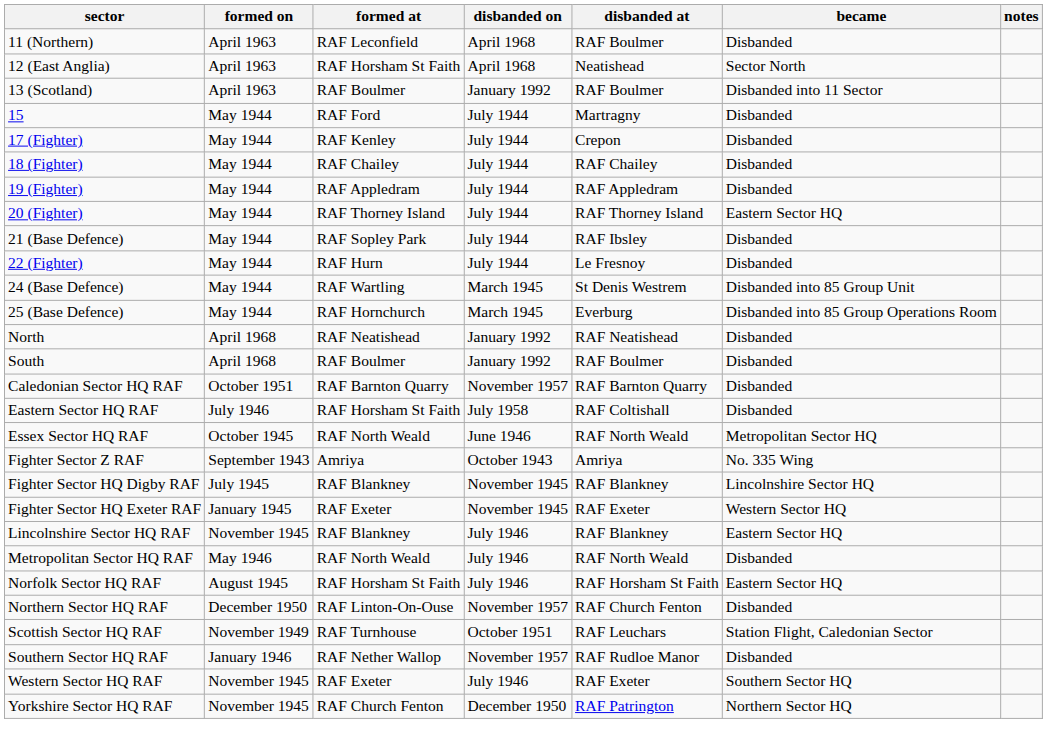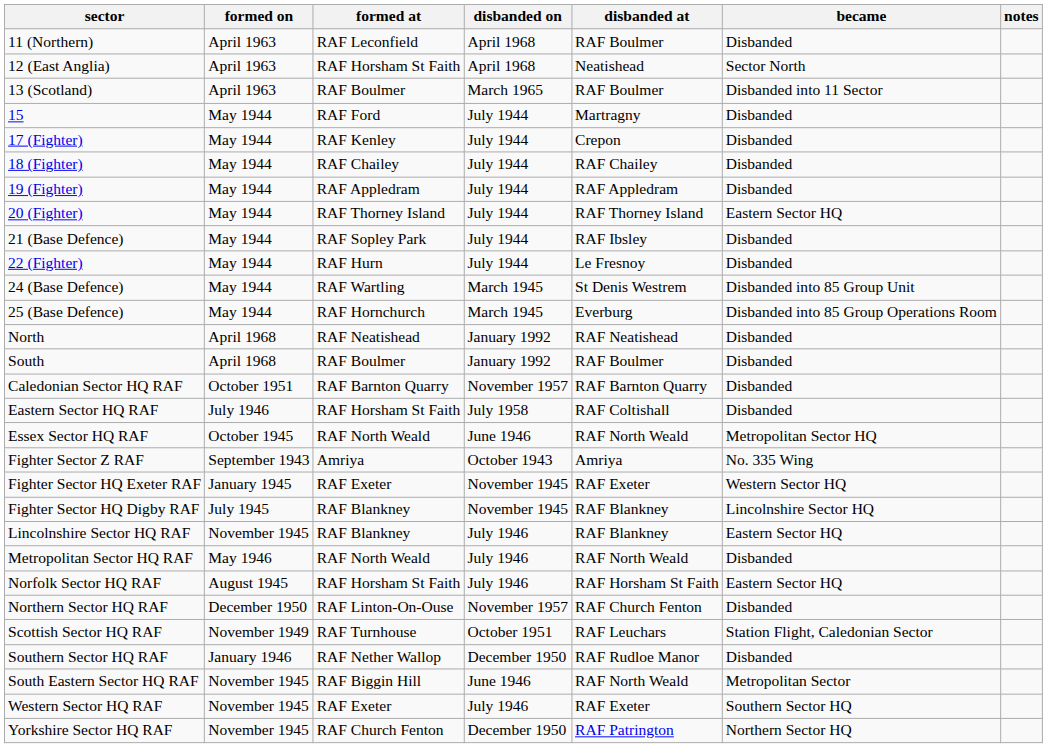(509, 90) January 1992 -> (505, 90) March 1965
rows swapped: (104, 484) <-> (105, 509)
(518, 656) November 1957 -> (517, 656) December 1950
+ row: (103, 681)
